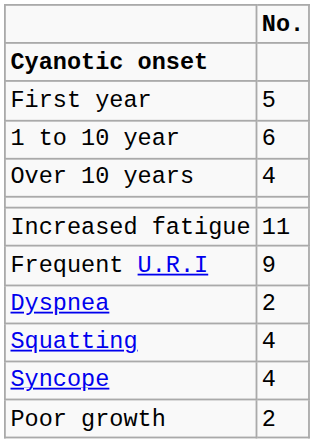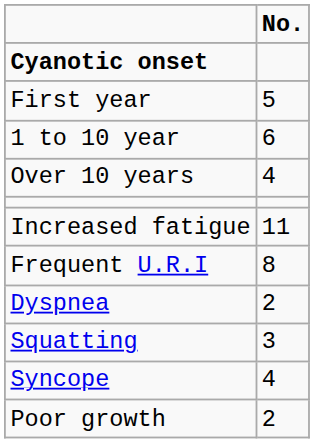(269, 265) 9 -> (269, 265) 8
(269, 342) 4 -> (269, 342) 3
